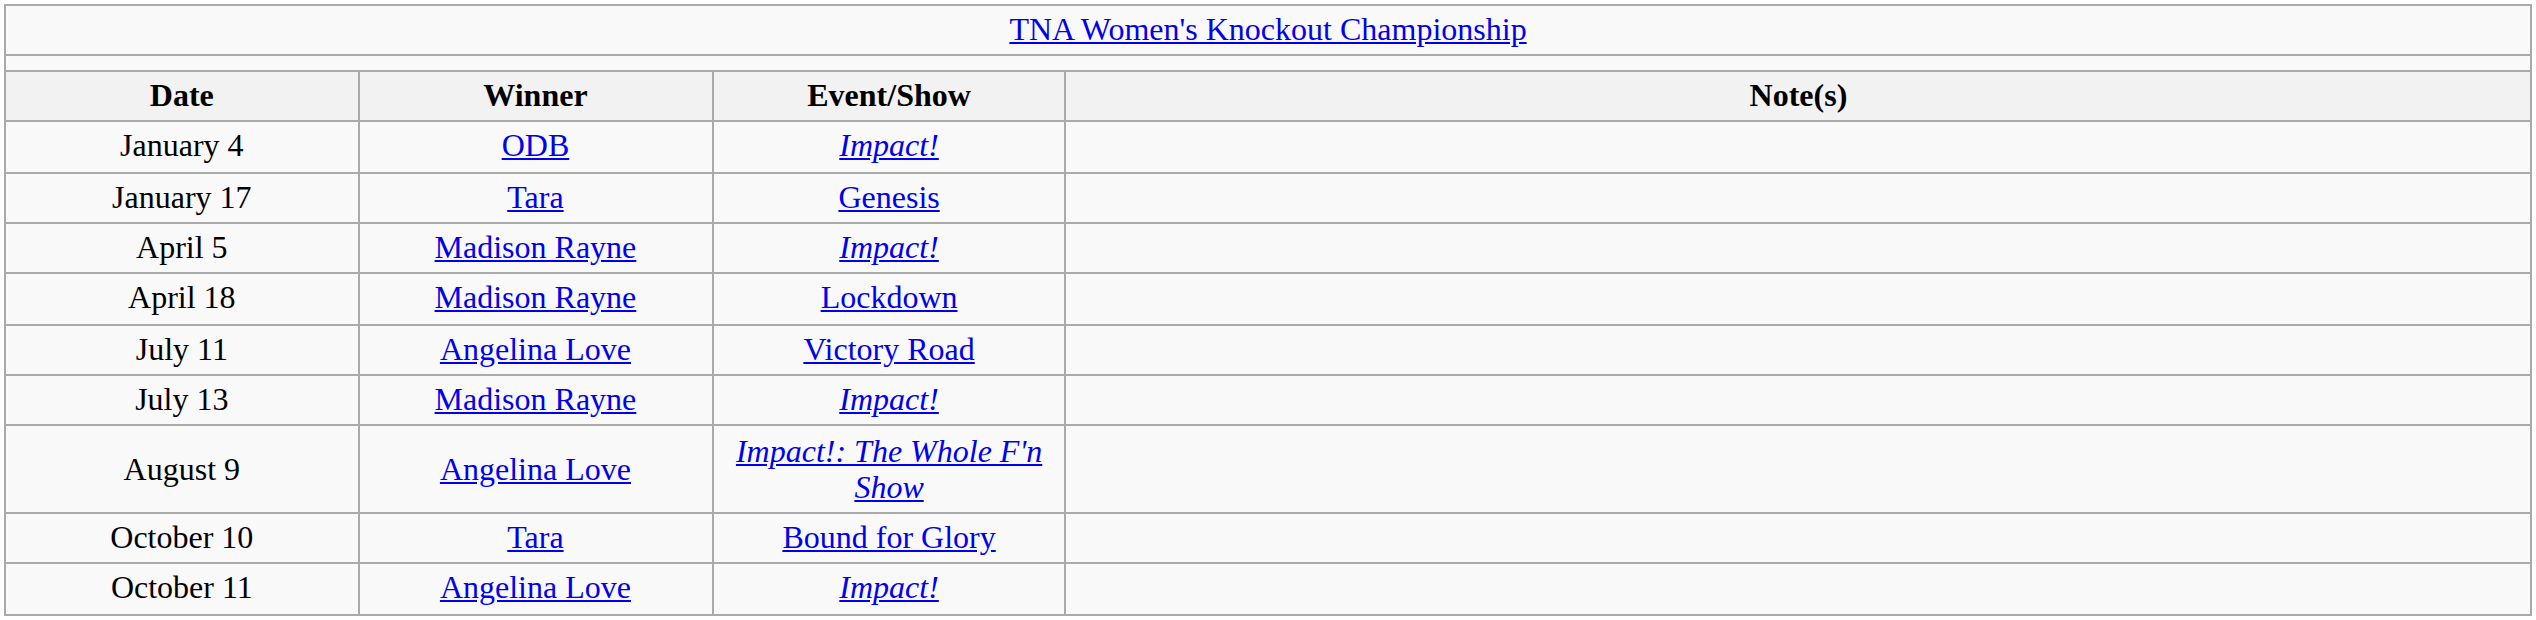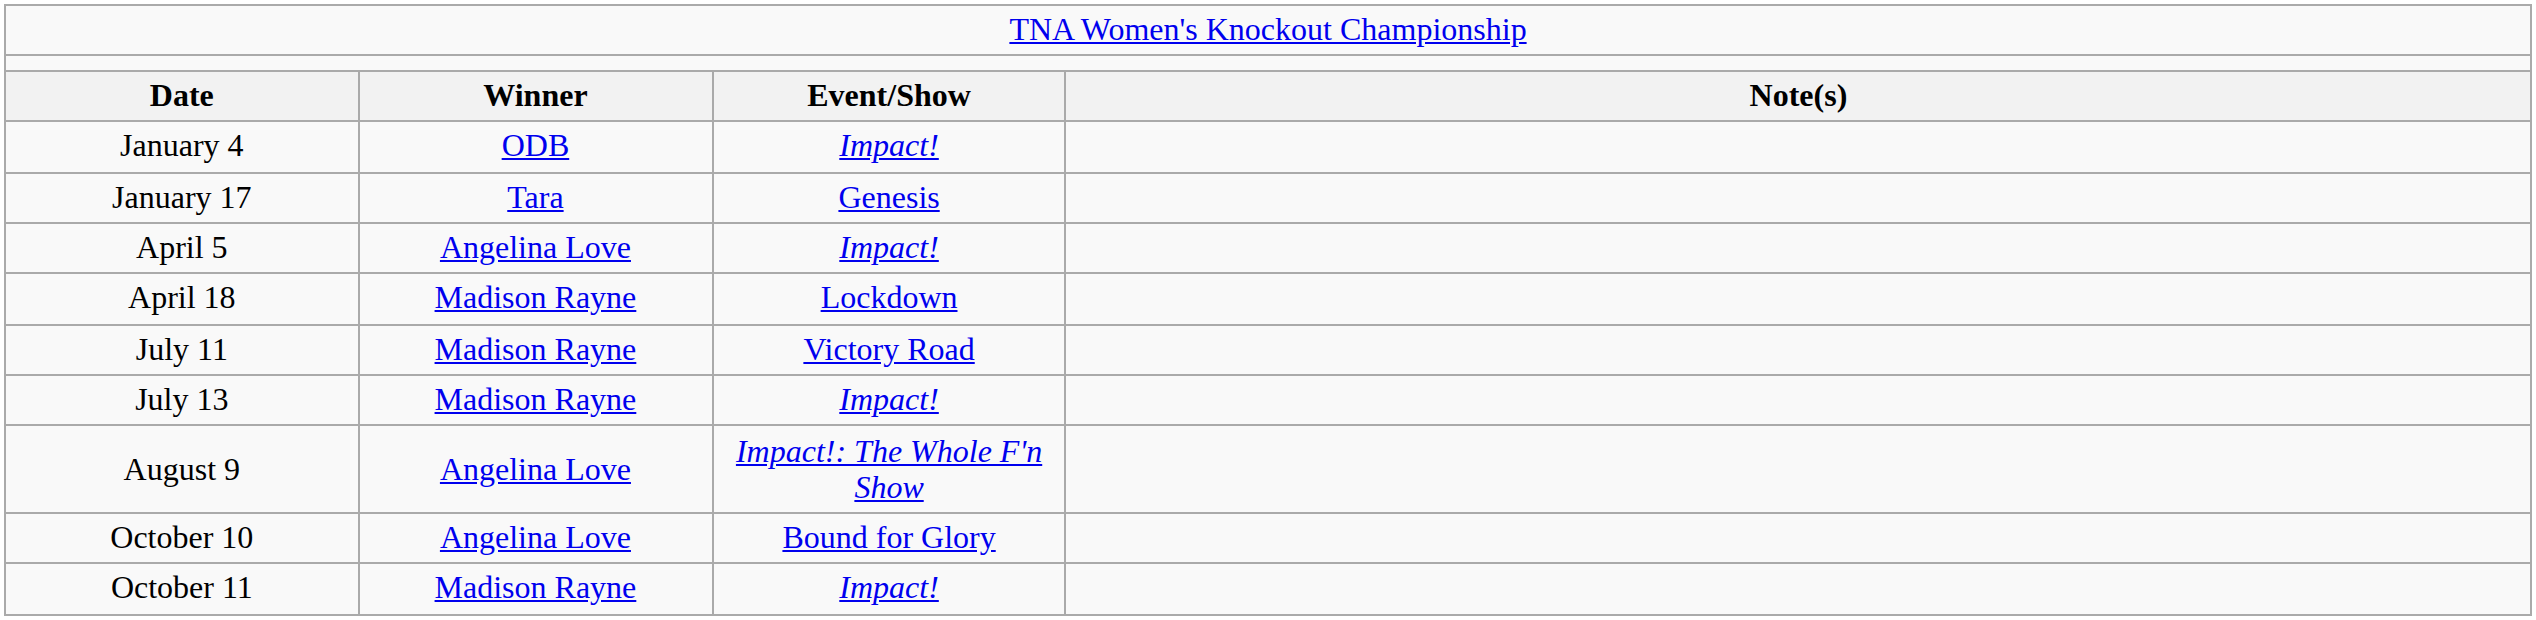(535, 247) Madison Rayne -> (535, 247) Angelina Love
(535, 349) Angelina Love -> (535, 349) Madison Rayne
(535, 537) Tara -> (535, 537) Angelina Love
(535, 588) Angelina Love -> (535, 588) Madison Rayne
